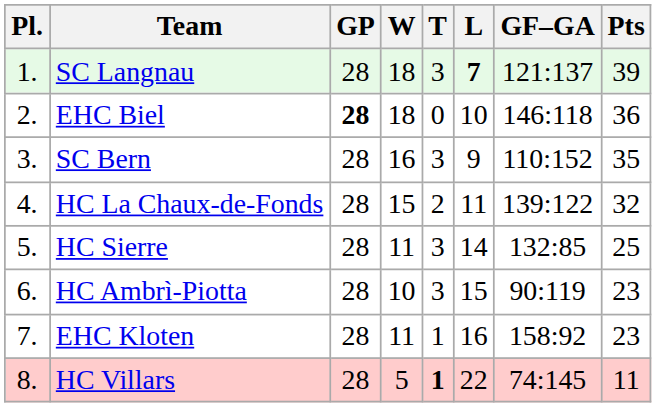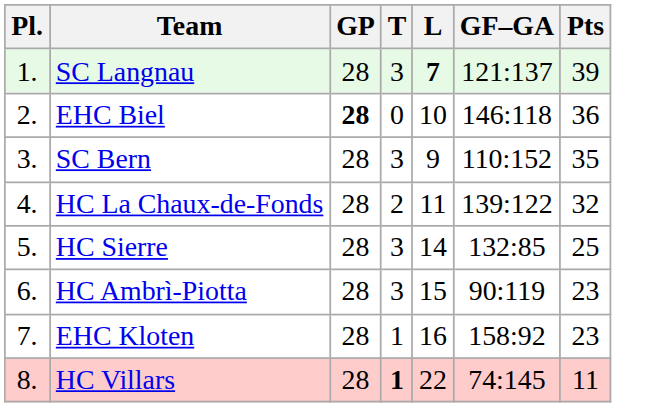- column: (402, 26)
